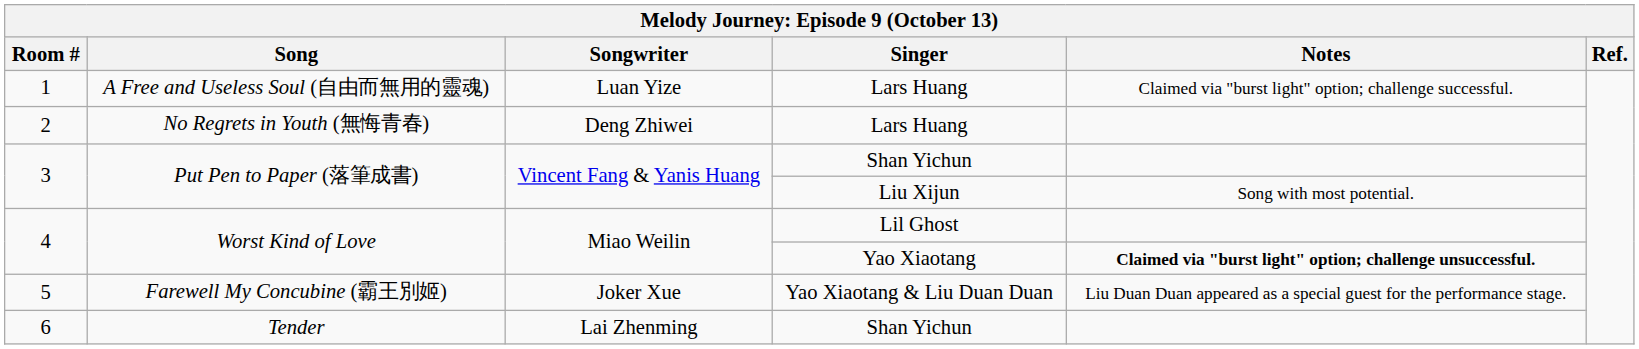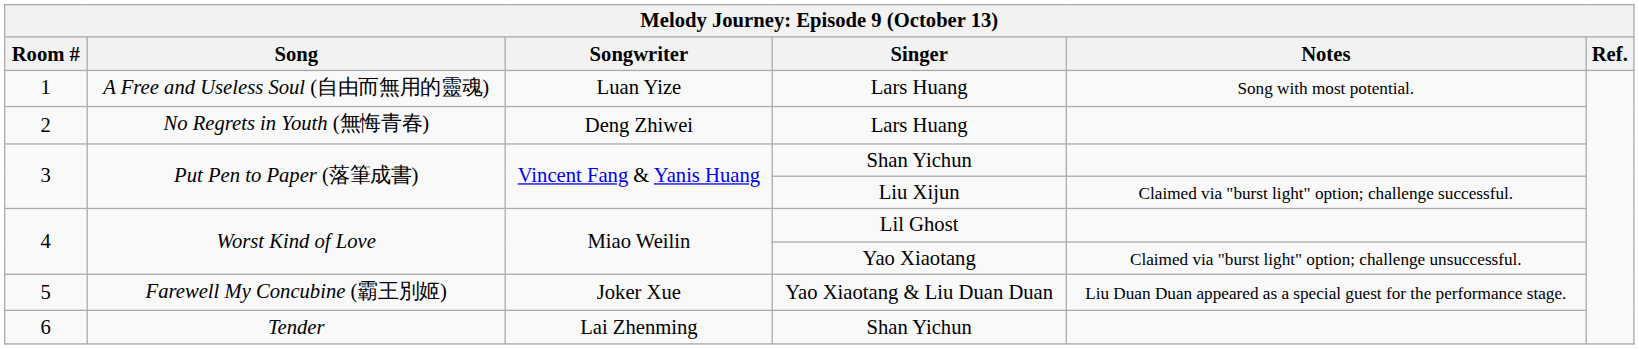(1326, 89) Claimed via "burst light" option; challenge successful. -> (1326, 89) Song with most potential.
(1326, 193) Song with most potential. -> (1326, 193) Claimed via "burst light" option; challenge successful.
(1326, 257) bold -> (1326, 259) normal
